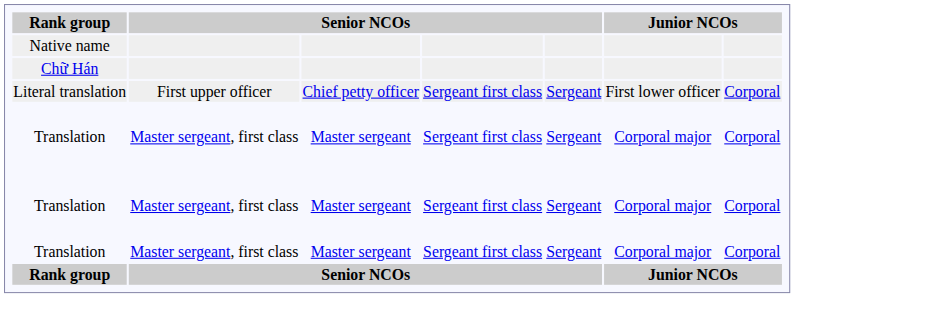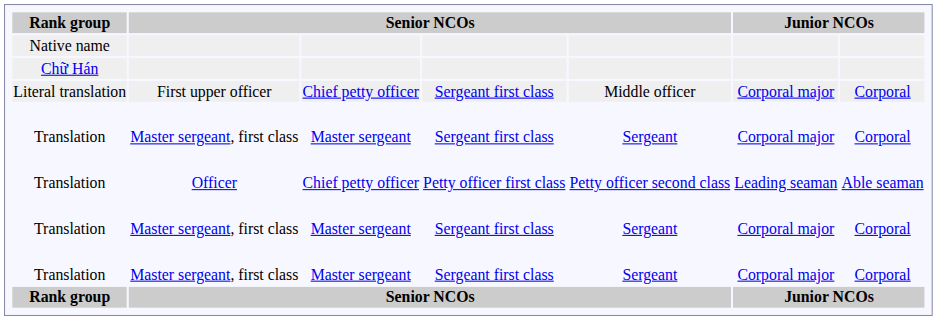(574, 91) Sergeant -> (650, 91) Middle officer
(663, 91) First lower officer -> (786, 91) Corporal major
+ row: (70, 182)
